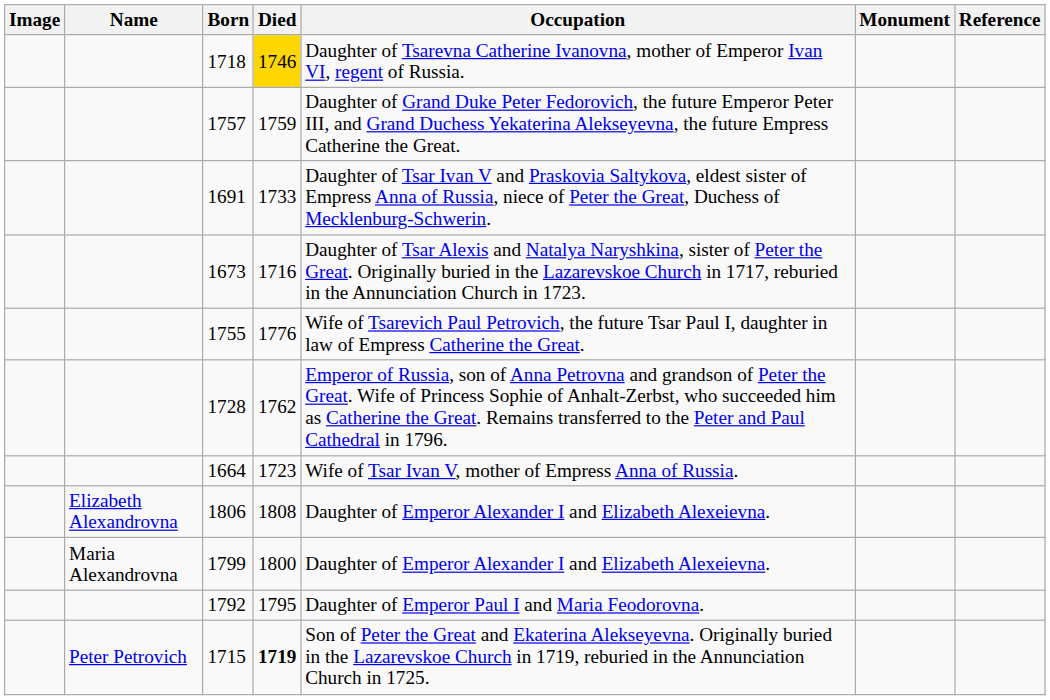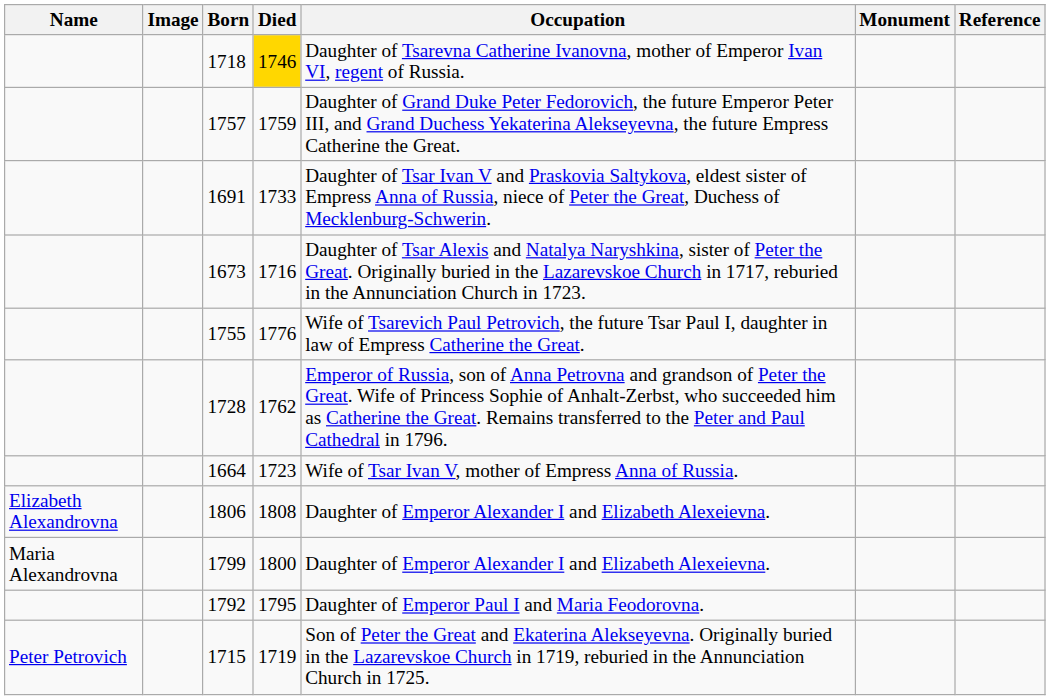columns swapped: (35, 19) <-> (134, 19)
(277, 657) bold -> (277, 657) normal
